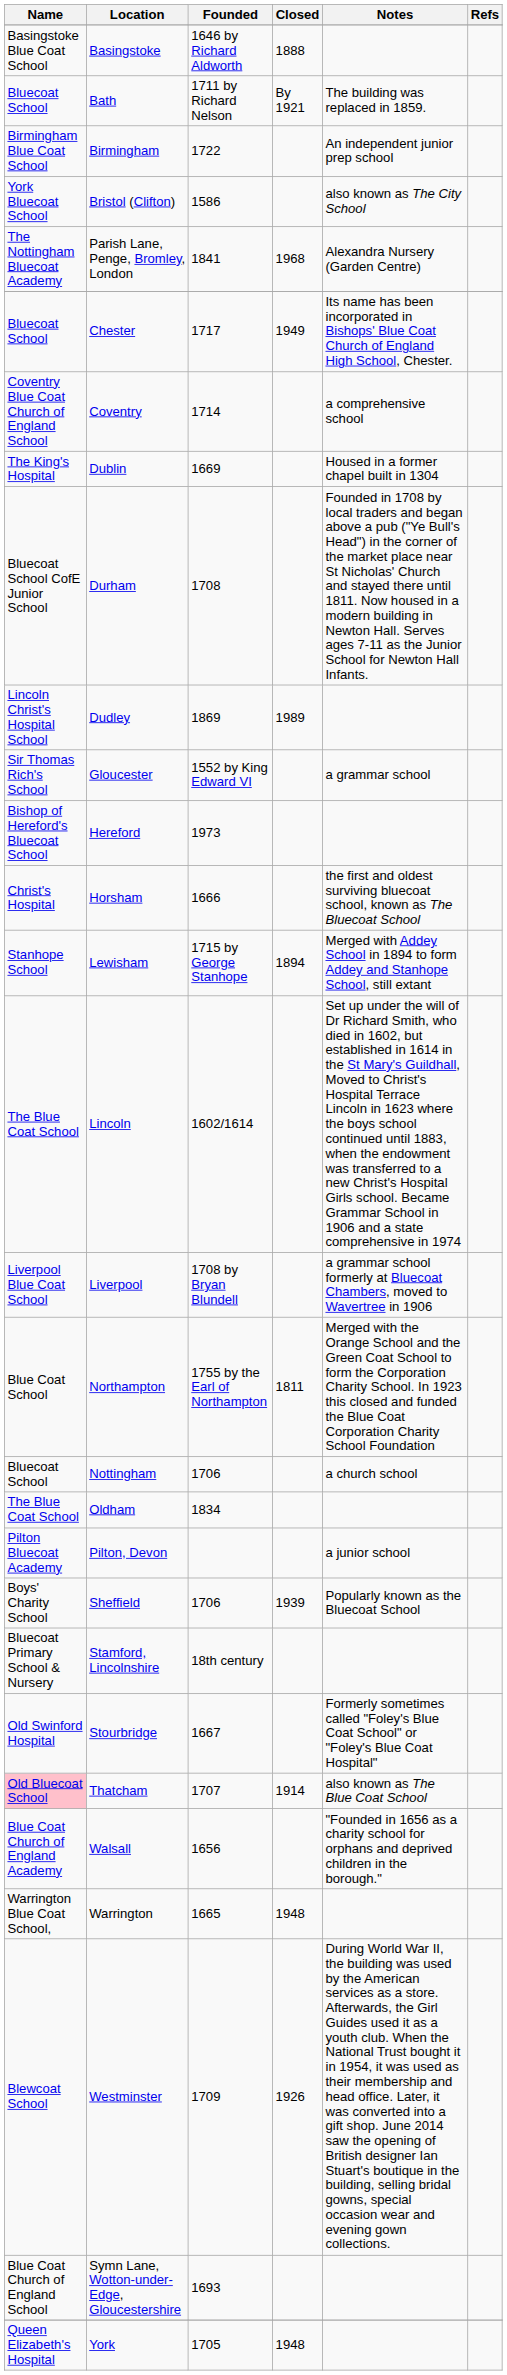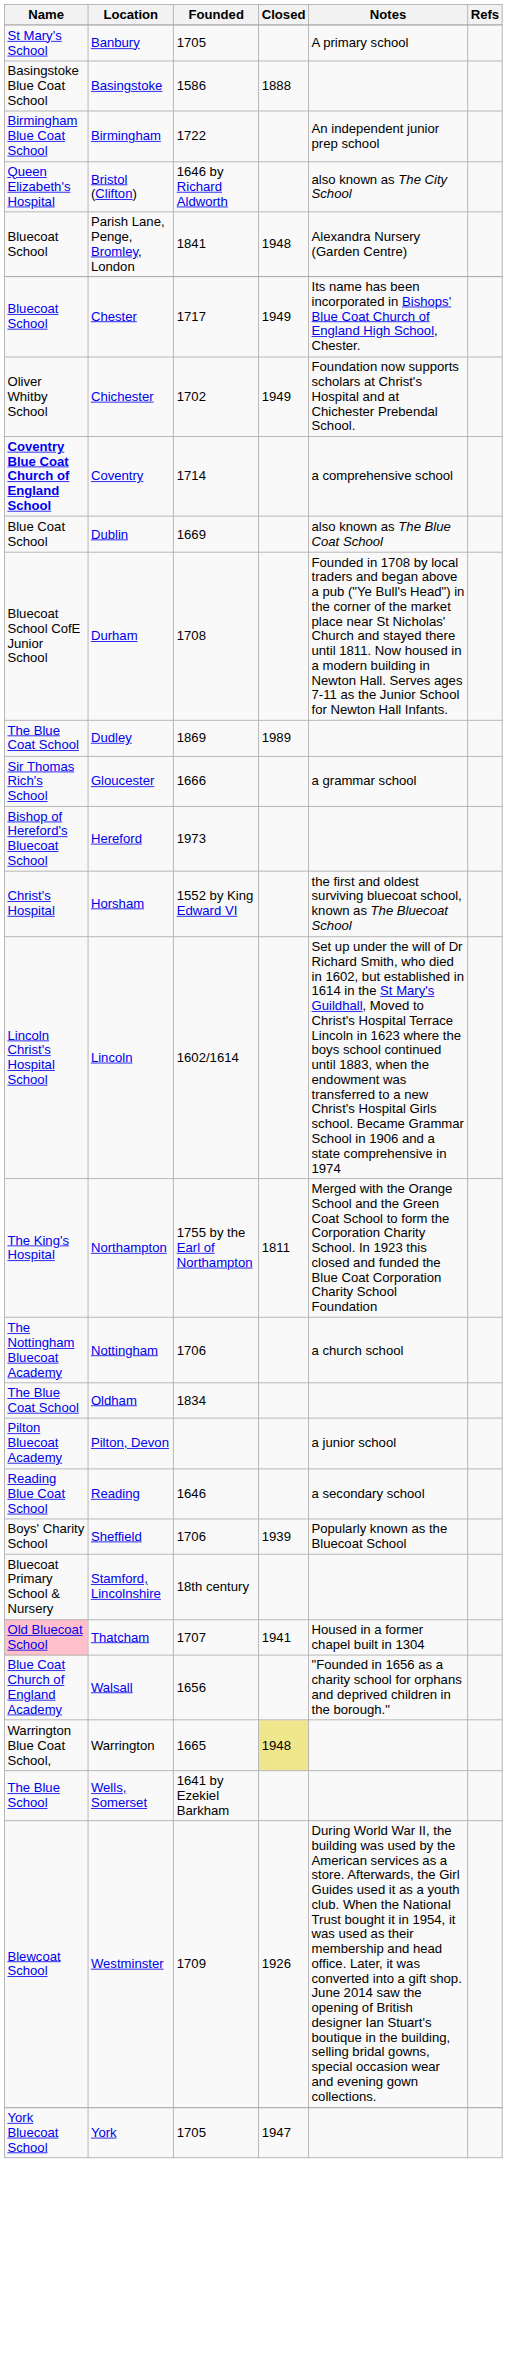+ row: (115, 43)
(217, 50) 1646 by Richard Aldworth -> (191, 86) 1586
- row: (103, 100)
(33, 201) York Bluecoat School -> (39, 186) Queen Elizabeth's Hospital
(206, 201) 1586 -> (202, 186) 1646 by Richard Aldworth
(41, 259) The Nottingham Bluecoat Academy -> (33, 244) Bluecoat School
(290, 259) 1968 -> (276, 244) 1948
+ row: (122, 396)
(36, 411) normal -> (38, 476) bold
(38, 469) The King's Hospital -> (36, 534) Blue Coat School
(382, 469) Housed in a former chapel built in 1304 -> (381, 534) also known as The Blue Coat School
(31, 717) Lincoln Christ's Hospital School -> (43, 738) The Blue Coat School
(230, 775) 1552 by King Edward VI -> (191, 781) 1666
(206, 897) 1666 -> (215, 903) 1552 by King Edward VI
- row: (119, 963)
(43, 1124) The Blue Coat School -> (31, 1057) Lincoln Christ's Hospital School
- row: (116, 1285)
(36, 1387) Blue Coat School -> (38, 1248) The King's Hospital
(33, 1474) Bluecoat School -> (41, 1350) The Nottingham Bluecoat Academy
+ row: (115, 1493)
- row: (123, 1733)
(290, 1791) 1914 -> (276, 1637) 1941
(380, 1791) also known as The Blue Coat School -> (368, 1637) Housed in a former chapel built in 1304
(290, 1913) no background -> (276, 1745) khaki background
+ row: (119, 1795)
- row: (135, 2287)
(39, 2345) Queen Elizabeth's Hospital -> (33, 2132) York Bluecoat School
(290, 2345) 1948 -> (276, 2132) 1947
